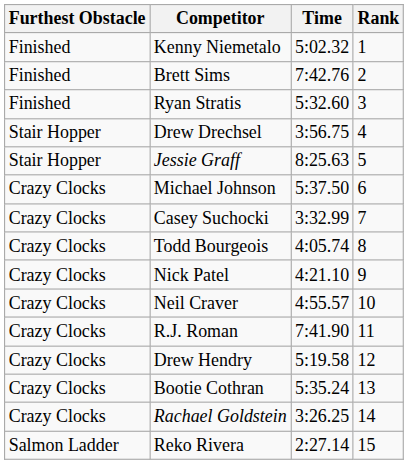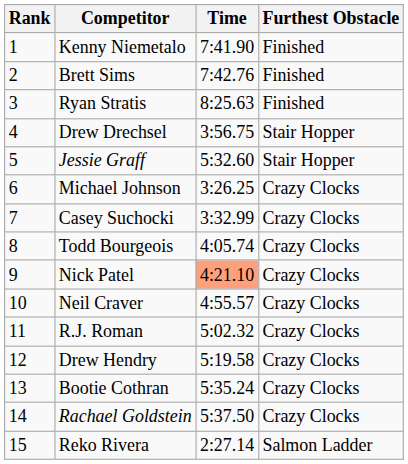columns swapped: (378, 18) <-> (77, 18)
(322, 47) 5:02.32 -> (227, 47) 7:41.90
(322, 103) 5:32.60 -> (227, 103) 8:25.63
(322, 160) 8:25.63 -> (227, 160) 5:32.60
(322, 189) 5:37.50 -> (227, 189) 3:26.25
(322, 274) no background -> (227, 274) lightsalmon background
(322, 331) 7:41.90 -> (227, 331) 5:02.32
(322, 416) 3:26.25 -> (227, 416) 5:37.50
